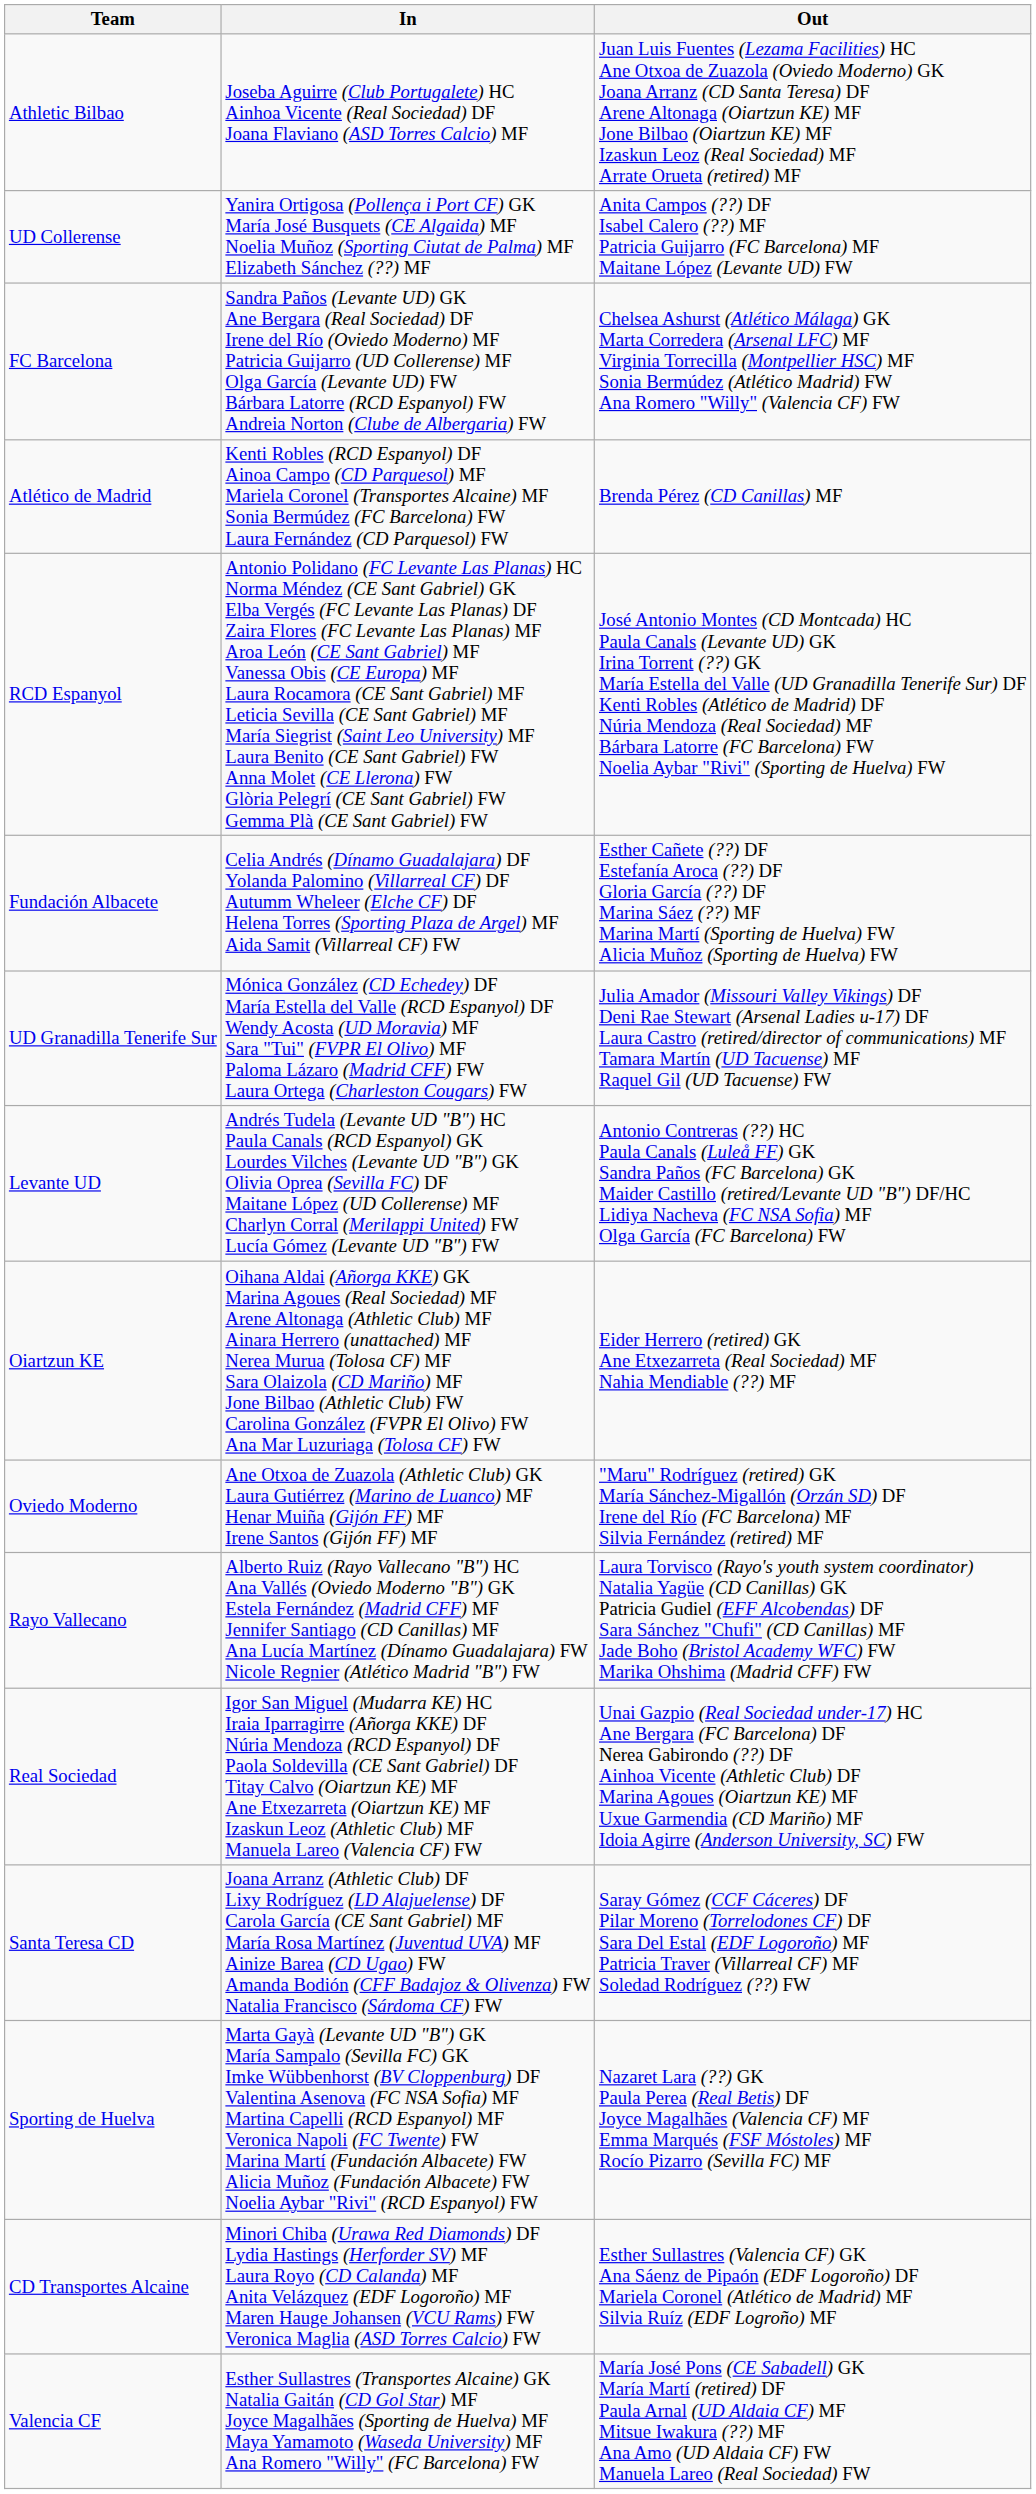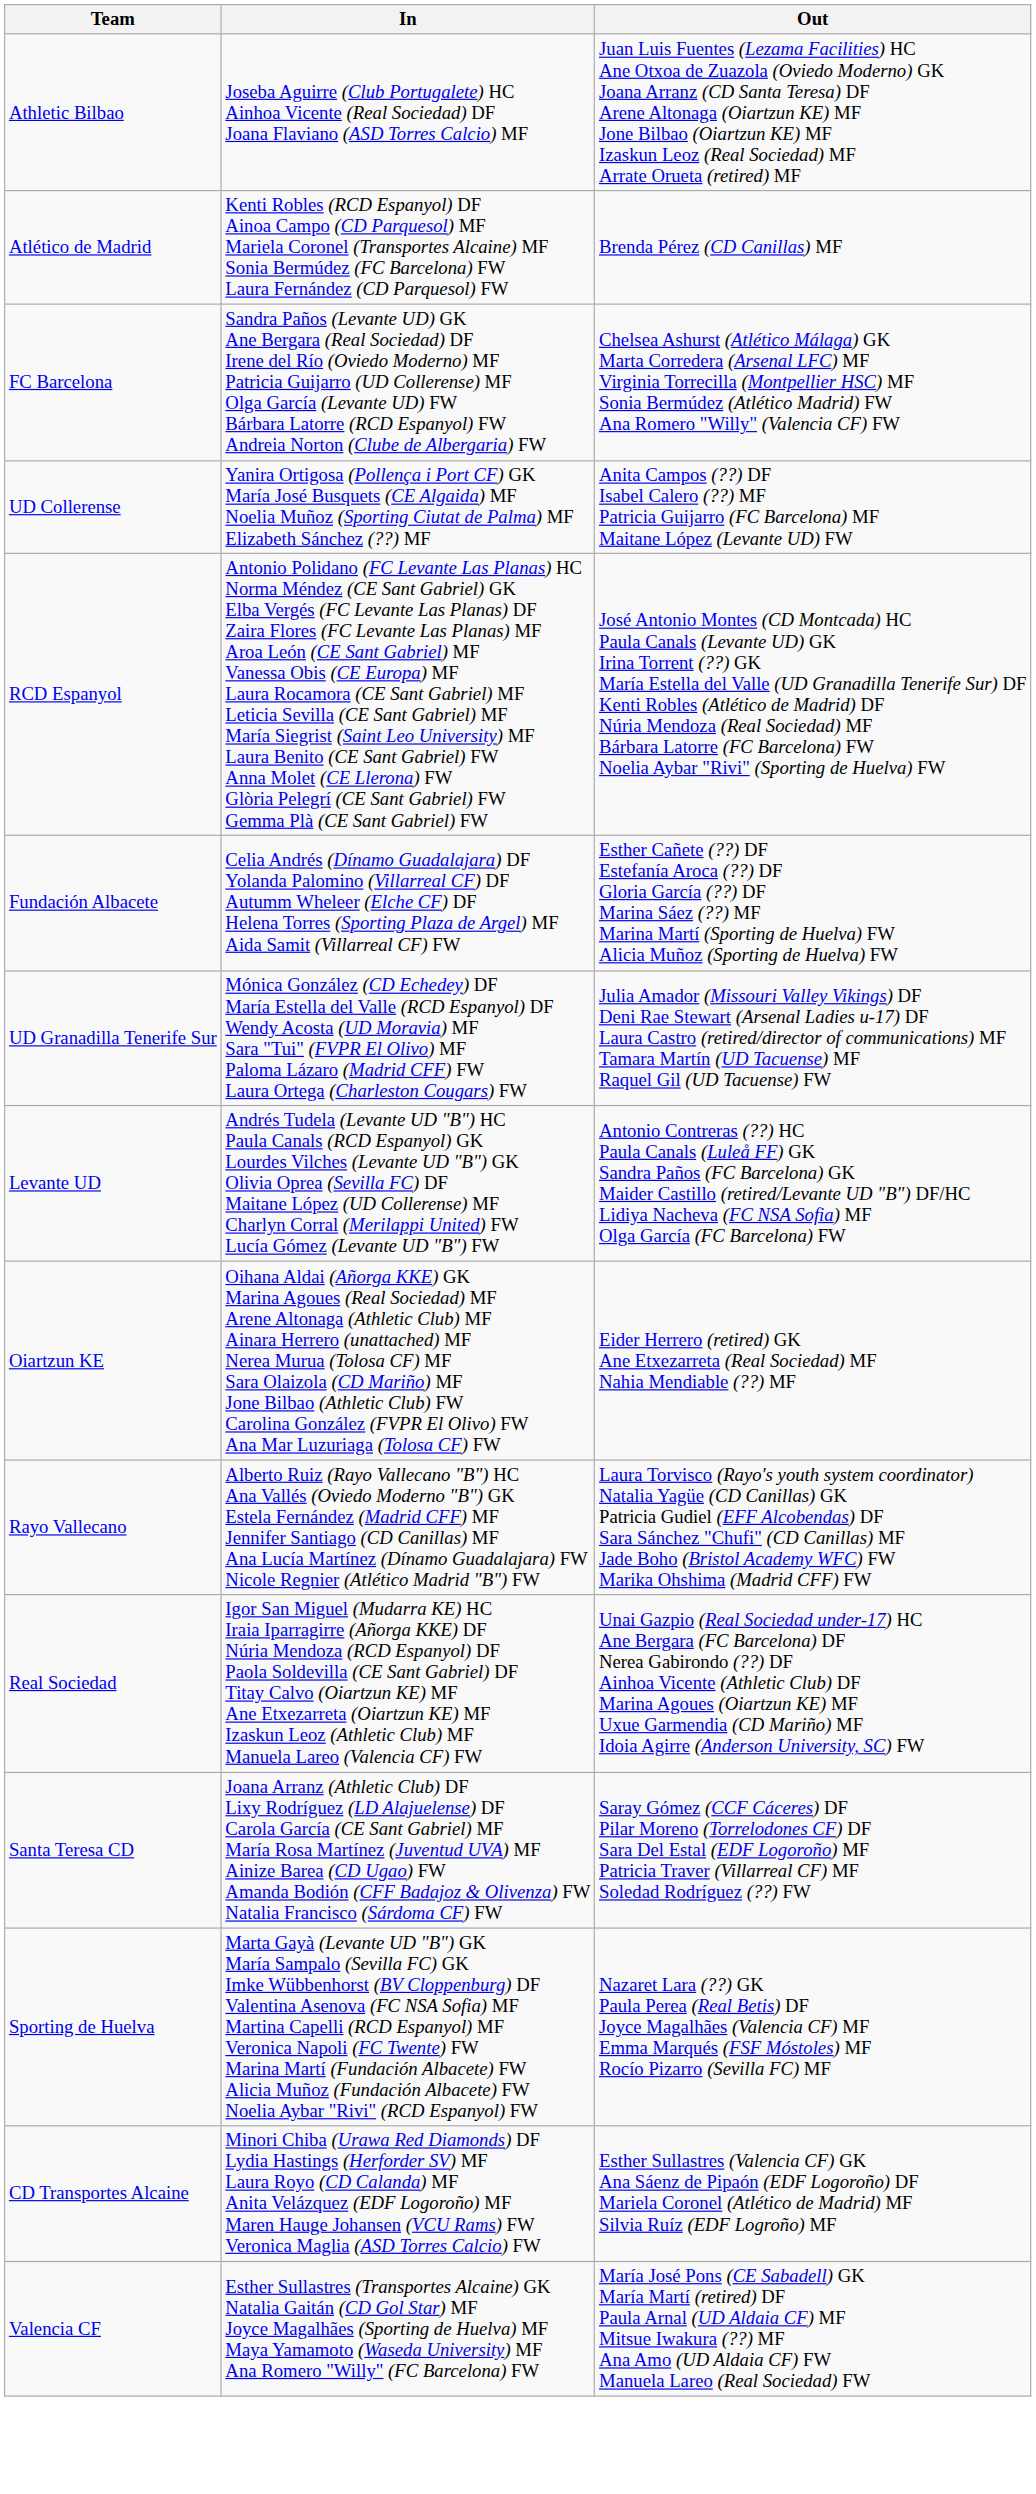rows swapped: (80, 496) <-> (65, 236)
- row: (73, 1506)
